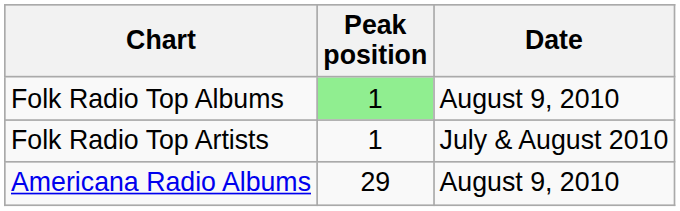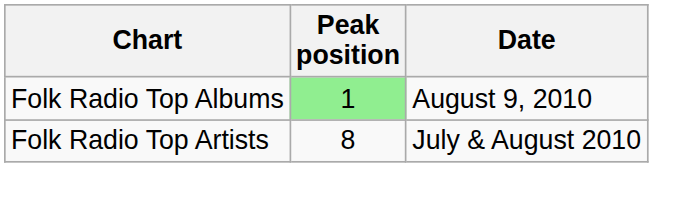(375, 140) 1 -> (348, 140) 8
- row: (161, 182)
